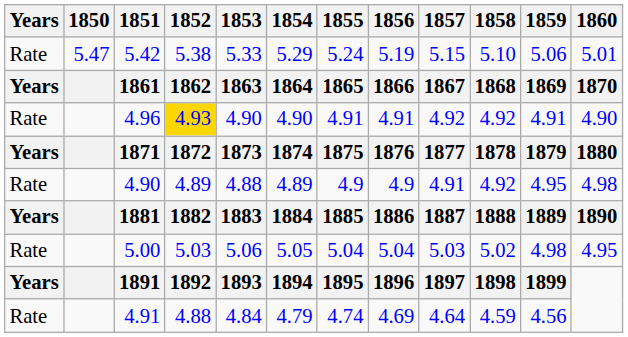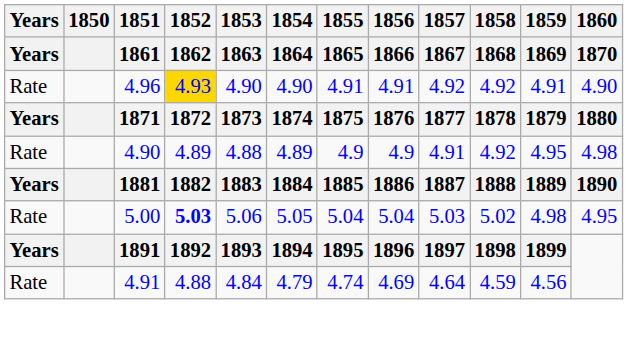- row: (142, 53)
(193, 250) normal -> (193, 217) bold
